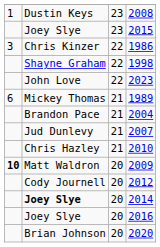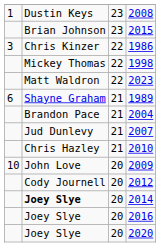(53, 30) Joey Slye -> (65, 30) Brian Johnson
(65, 64) Shayne Graham -> (65, 64) Mickey Thomas
(53, 81) John Love -> (62, 81) Matt Waldron
(65, 98) Mickey Thomas -> (65, 98) Shayne Graham
(13, 165) bold -> (13, 165) normal
(62, 165) Matt Waldron -> (53, 165) John Love
(65, 233) Brian Johnson -> (53, 233) Joey Slye
